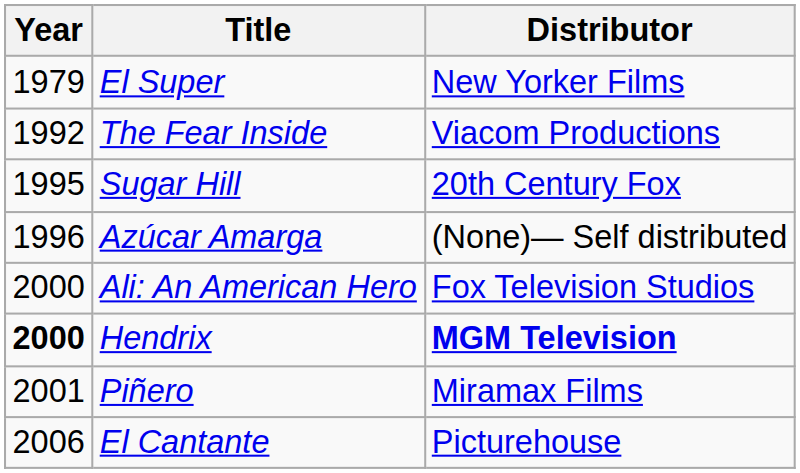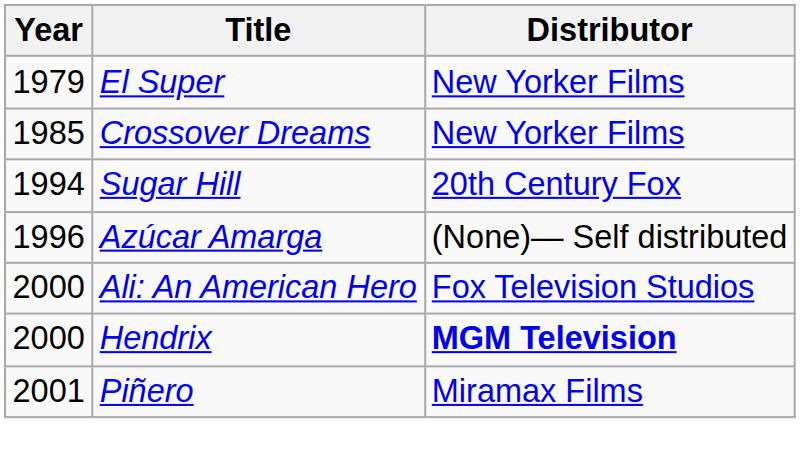+ row: (235, 133)
- row: (213, 133)
(49, 184) 1995 -> (49, 184) 1994
(49, 339) bold -> (49, 339) normal
- row: (185, 442)
